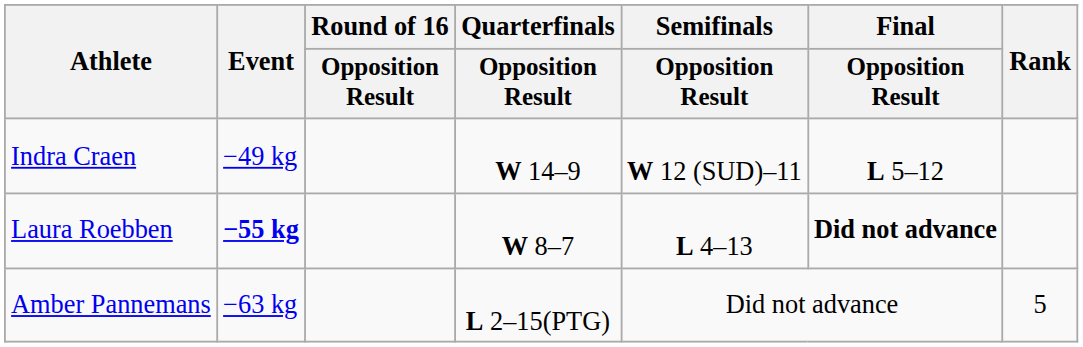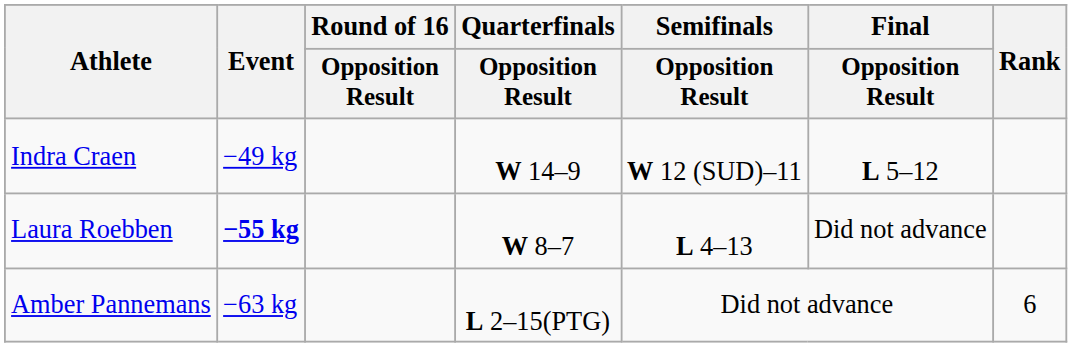(905, 230) bold -> (900, 230) normal
(1040, 305) 5 -> (1030, 305) 6
